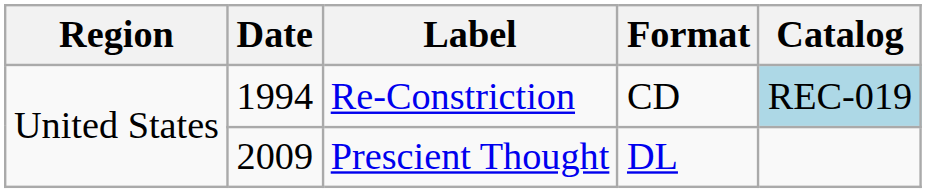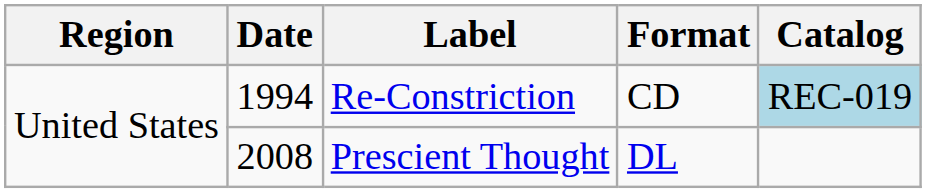(275, 156) 2009 -> (275, 156) 2008
